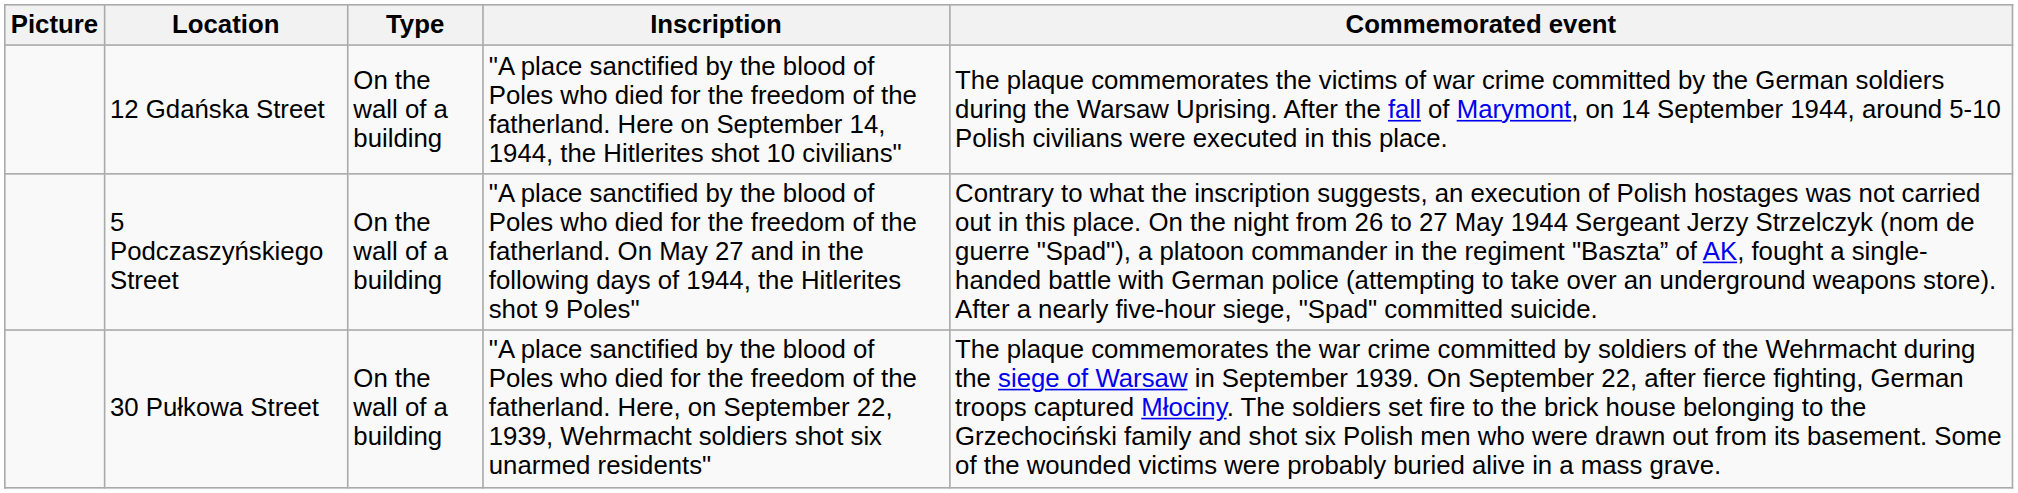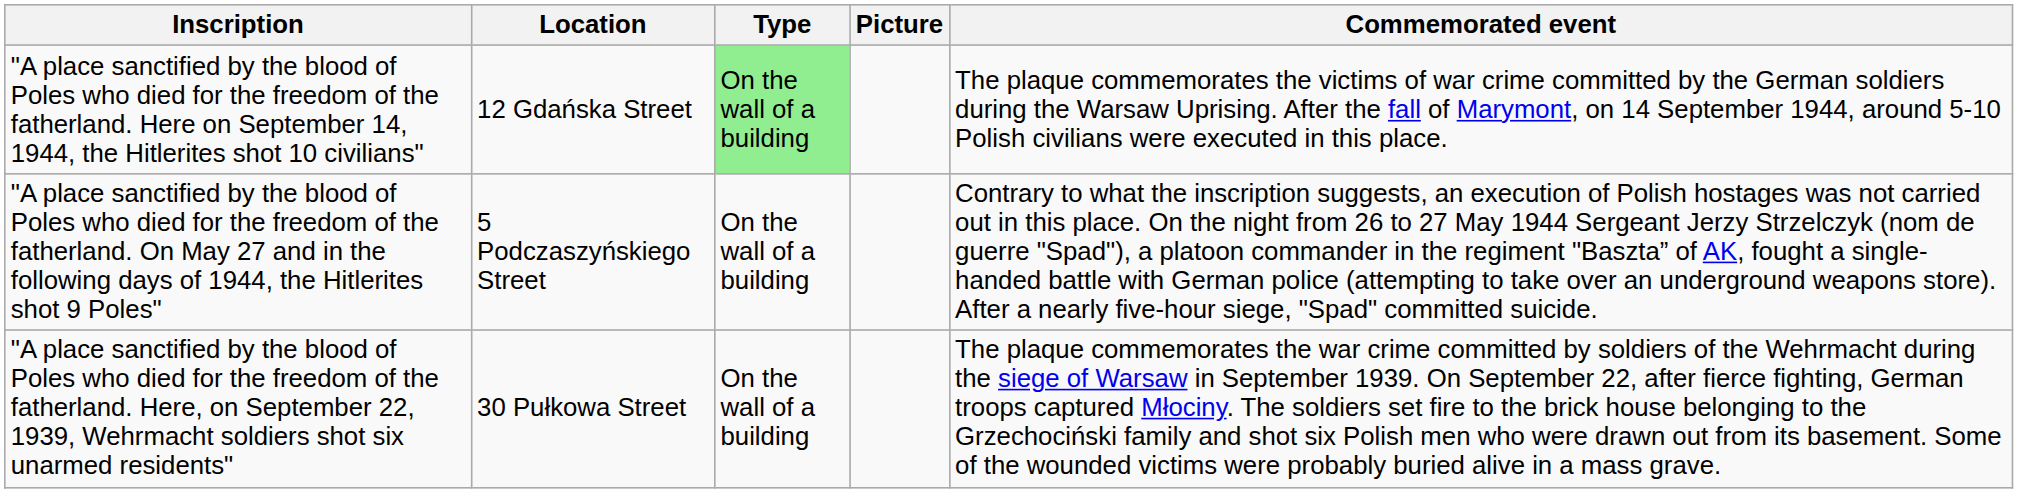columns swapped: (54, 24) <-> (716, 24)
(401, 109) no background -> (768, 109) lightgreen background
